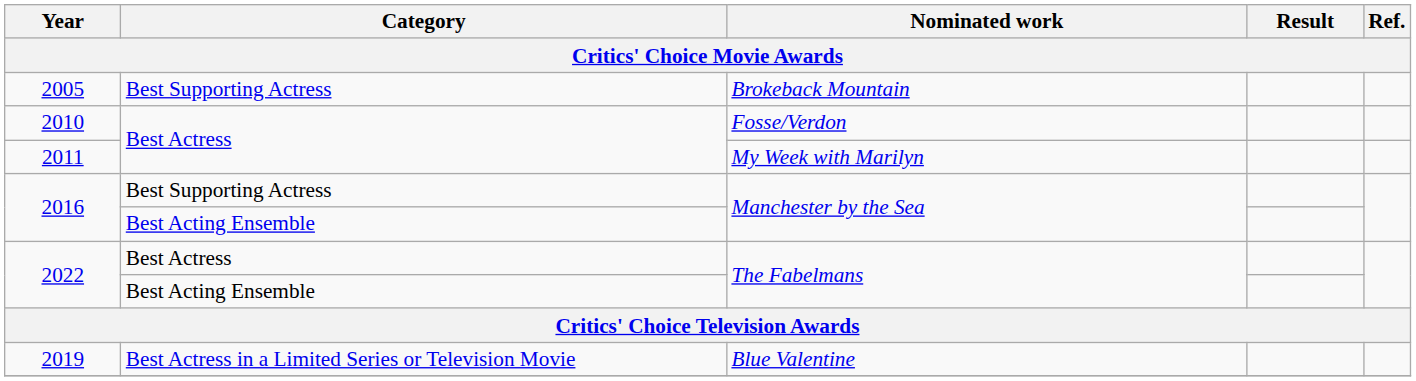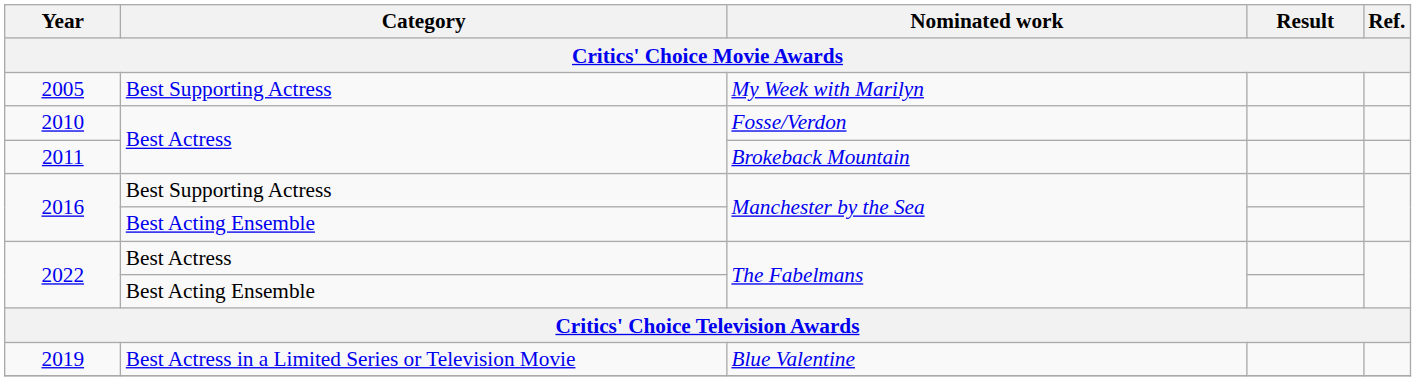(821, 88) Brokeback Mountain -> (828, 88) My Week with Marilyn
(828, 156) My Week with Marilyn -> (821, 156) Brokeback Mountain
